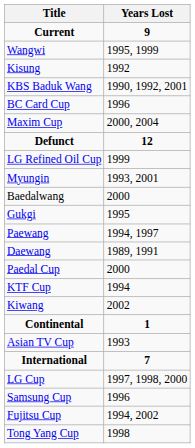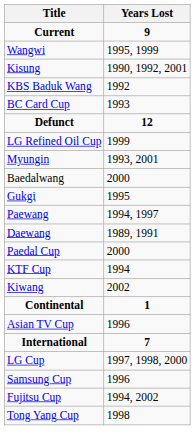(118, 68) 1992 -> (147, 68) 1990, 1992, 2001
(147, 86) 1990, 1992, 2001 -> (118, 86) 1992
(118, 104) 1996 -> (118, 104) 1993
- row: (35, 123)
(118, 342) 1993 -> (118, 324) 1996
